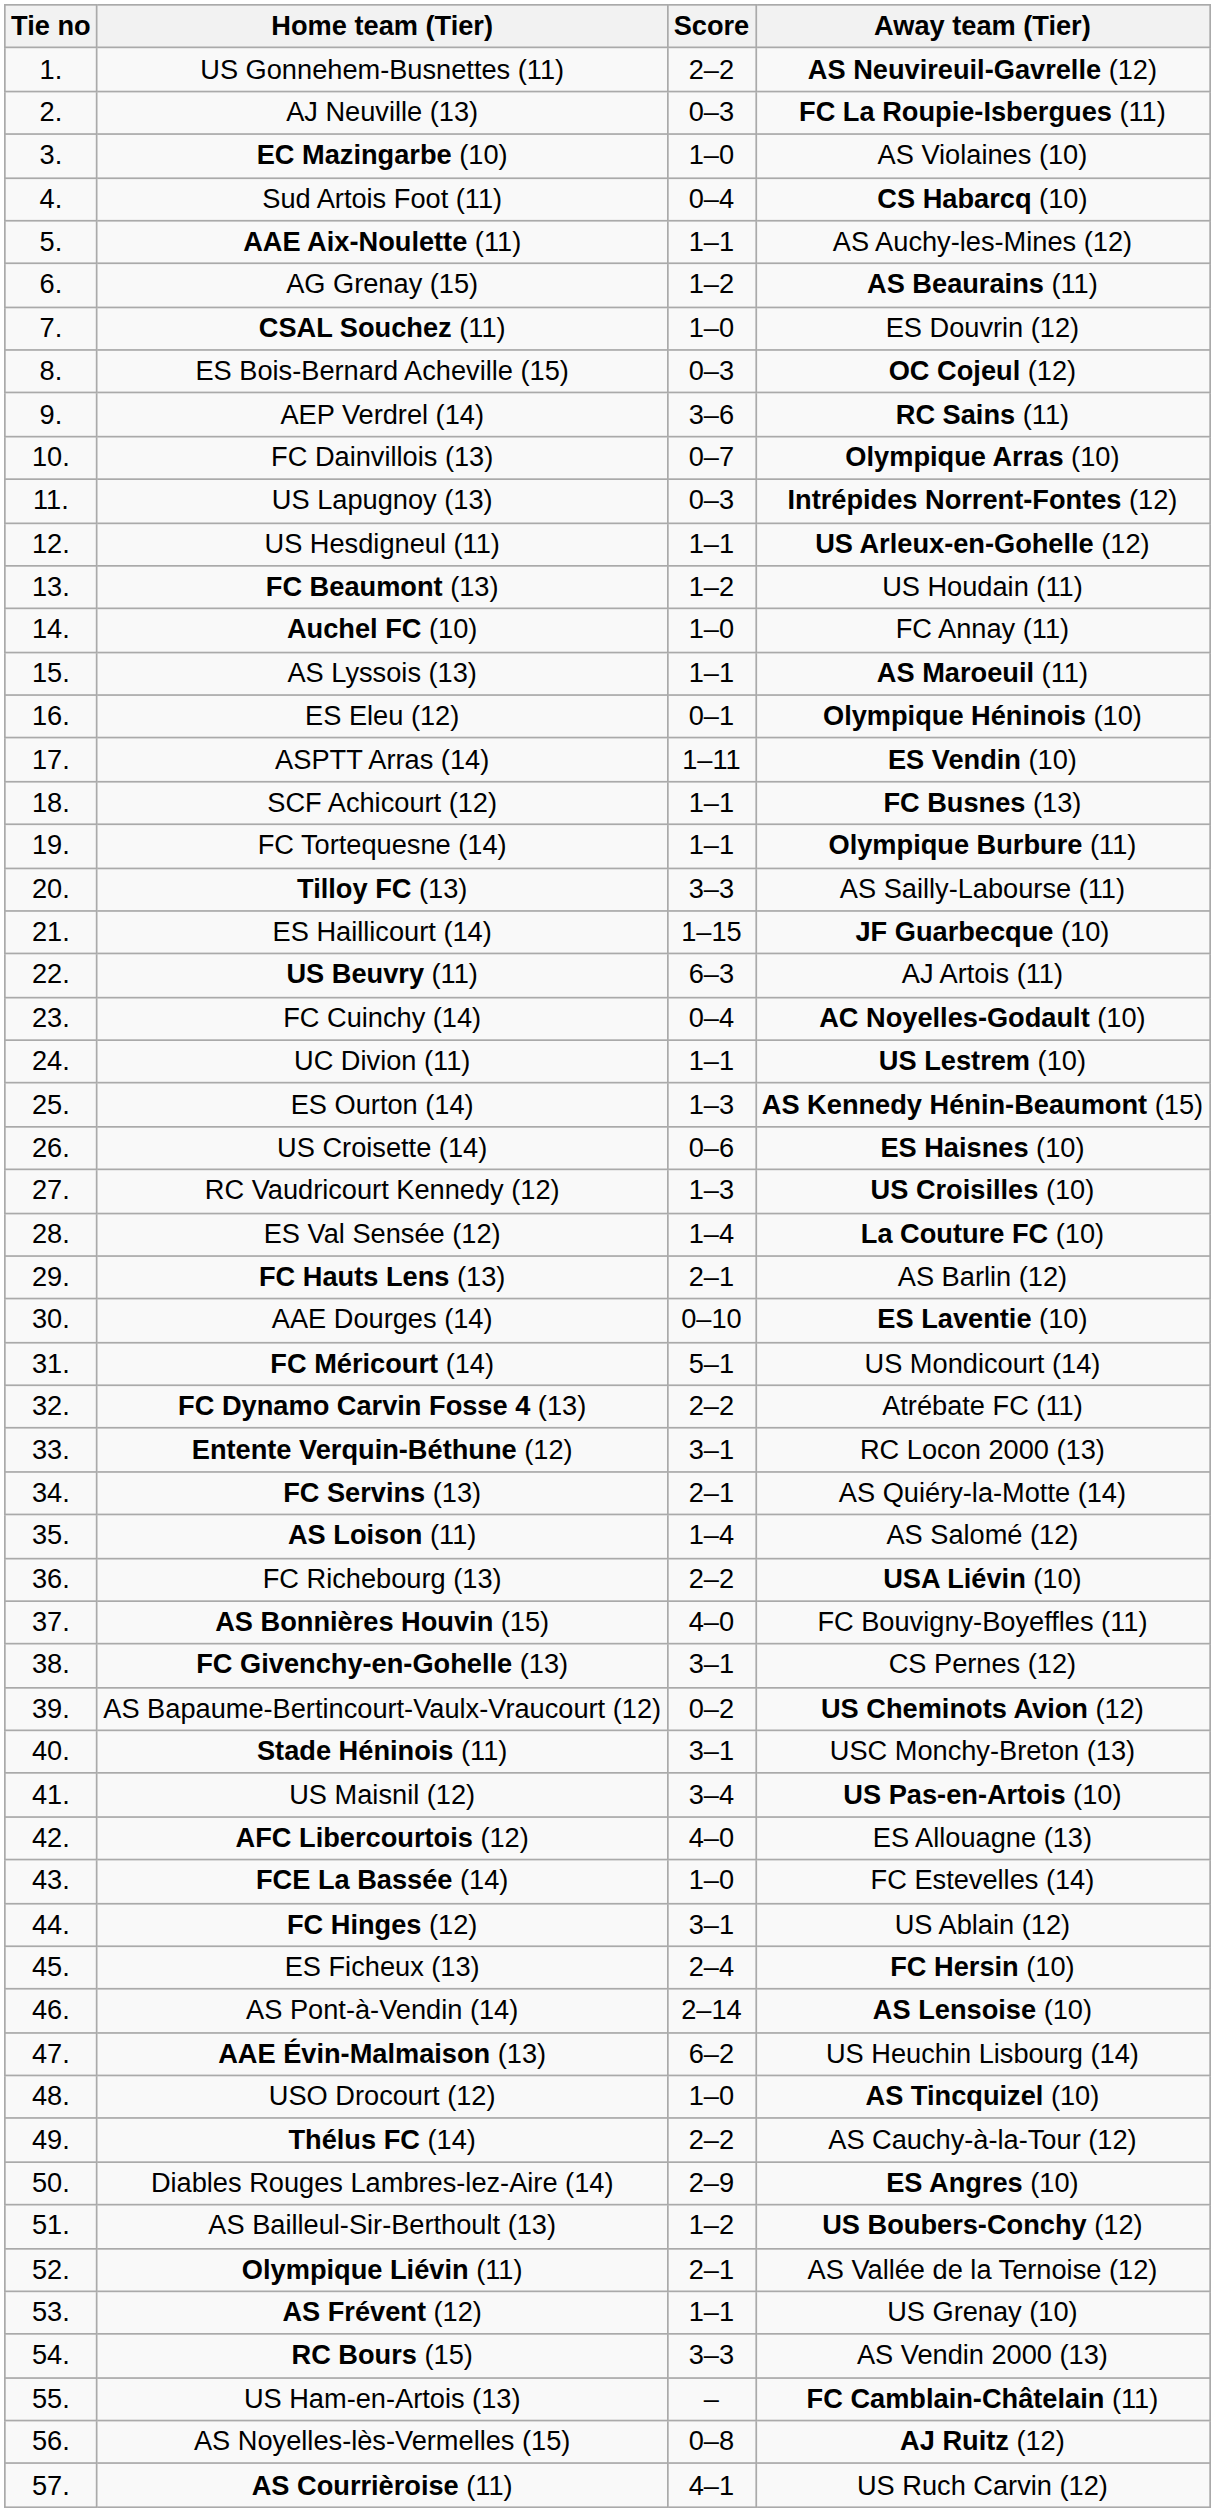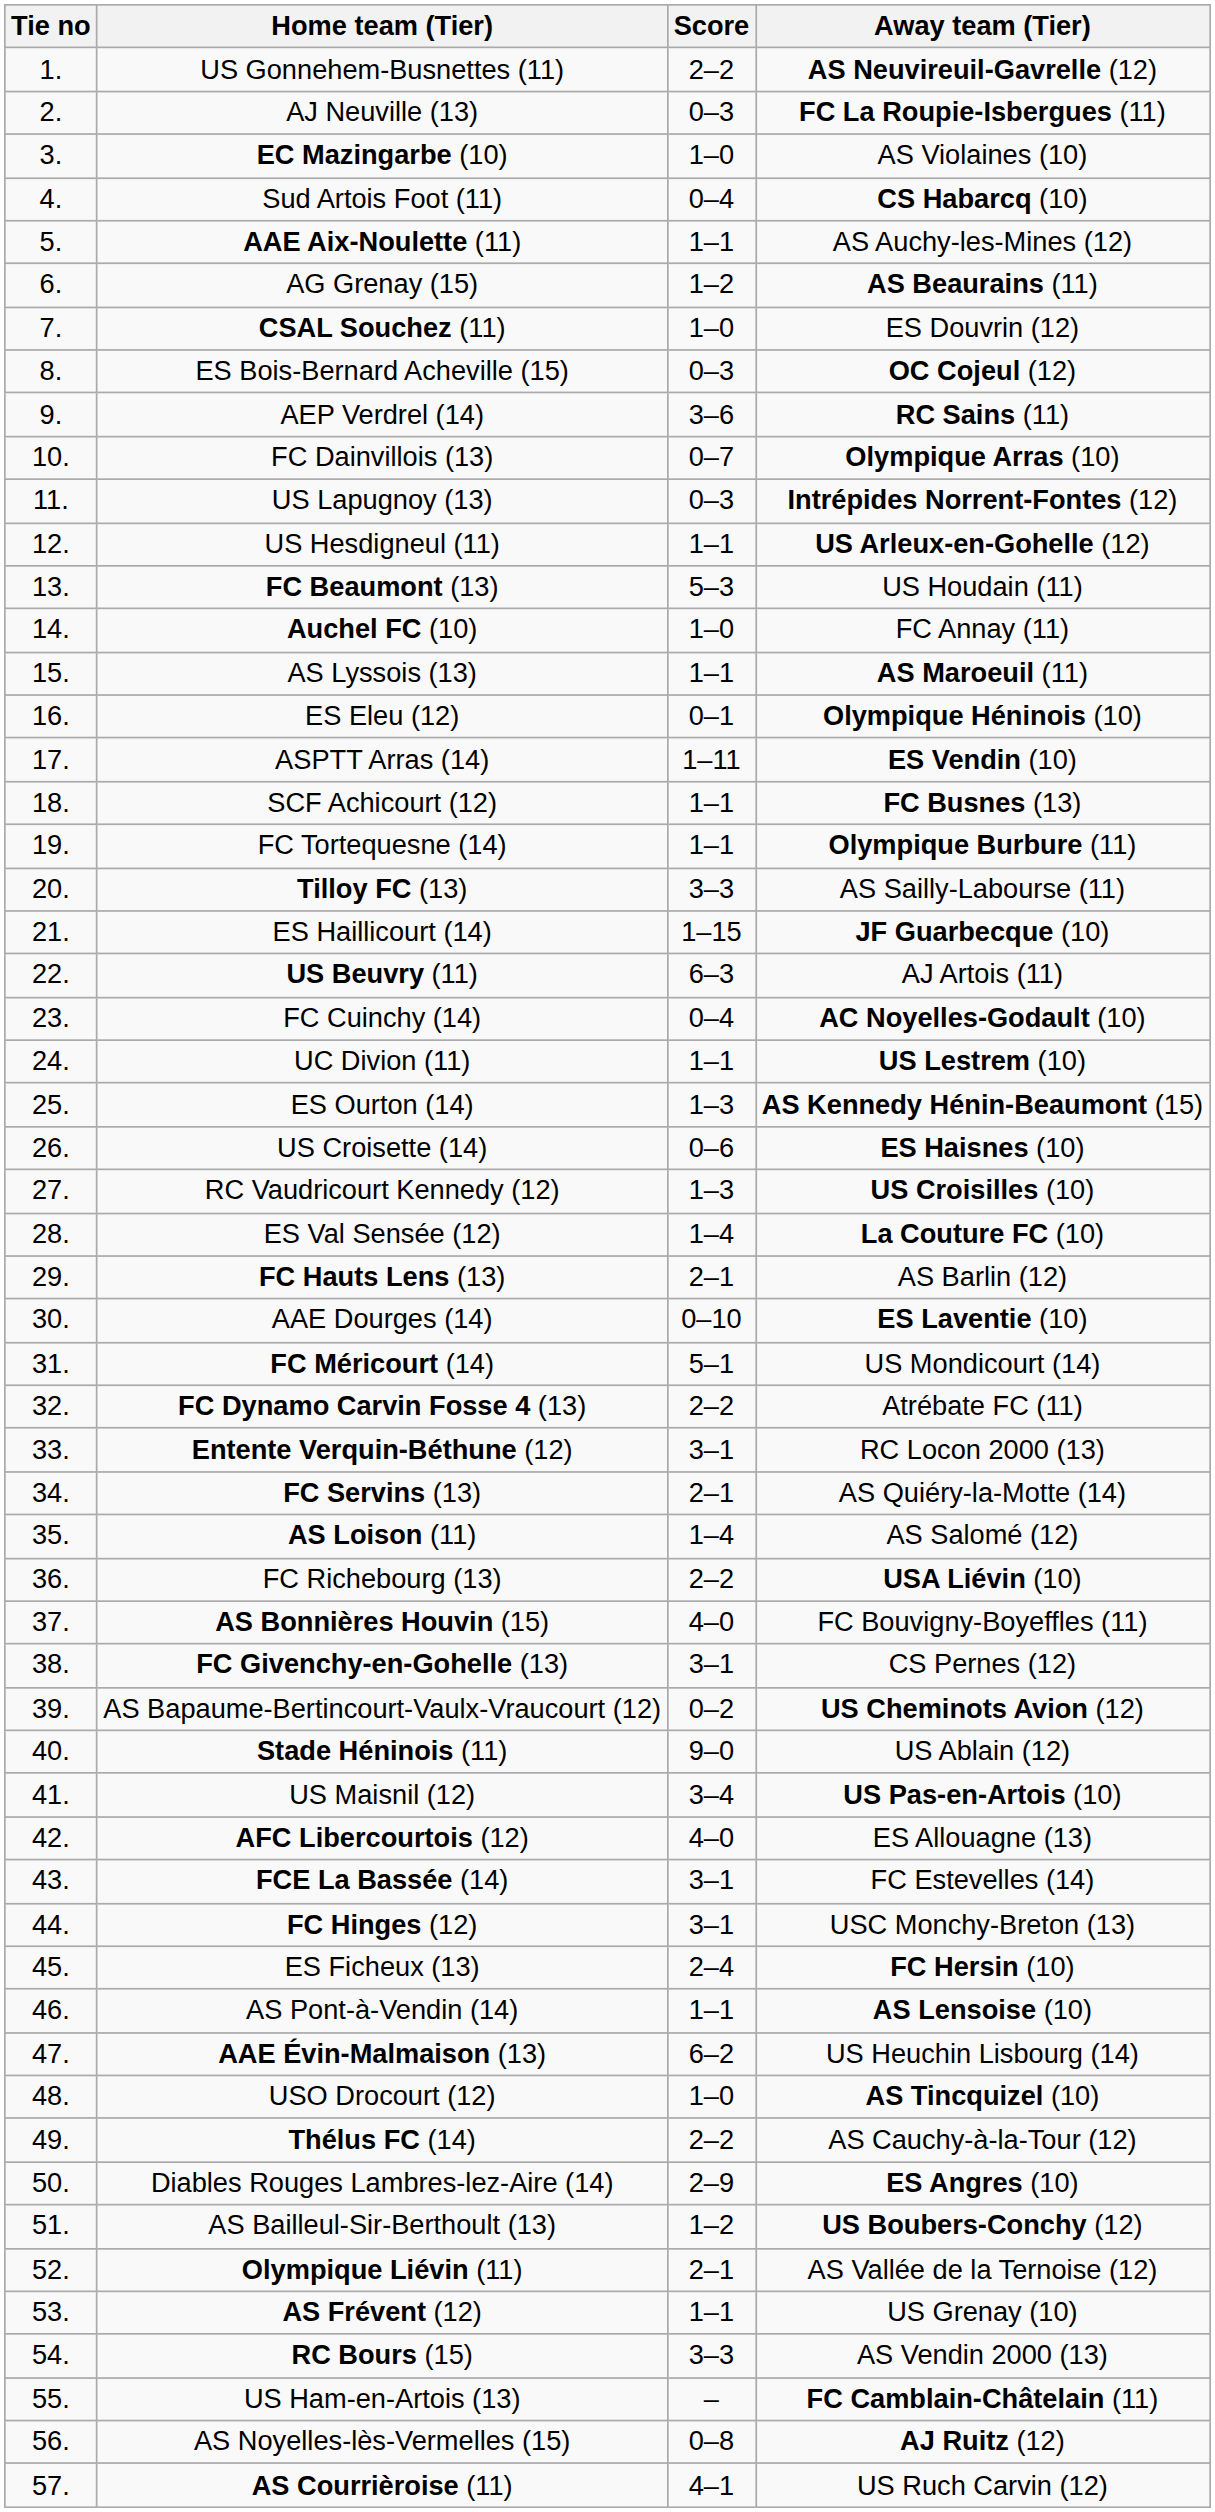(711, 586) 1–2 -> (711, 586) 5–3
(711, 1751) 3–1 -> (711, 1751) 9–0
(982, 1751) USC Monchy-Breton (13) -> (982, 1751) US Ablain (12)
(711, 1880) 1–0 -> (711, 1880) 3–1
(982, 1924) US Ablain (12) -> (982, 1924) USC Monchy-Breton (13)
(711, 2010) 2–14 -> (711, 2010) 1–1
